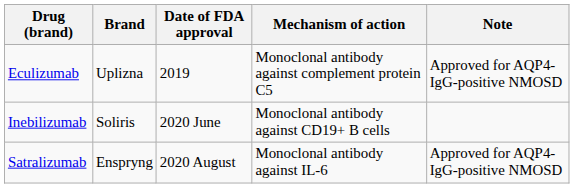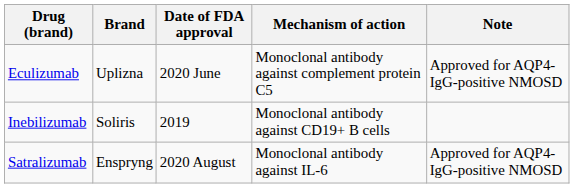(175, 73) 2019 -> (190, 73) 2020 June
(190, 122) 2020 June -> (175, 122) 2019
